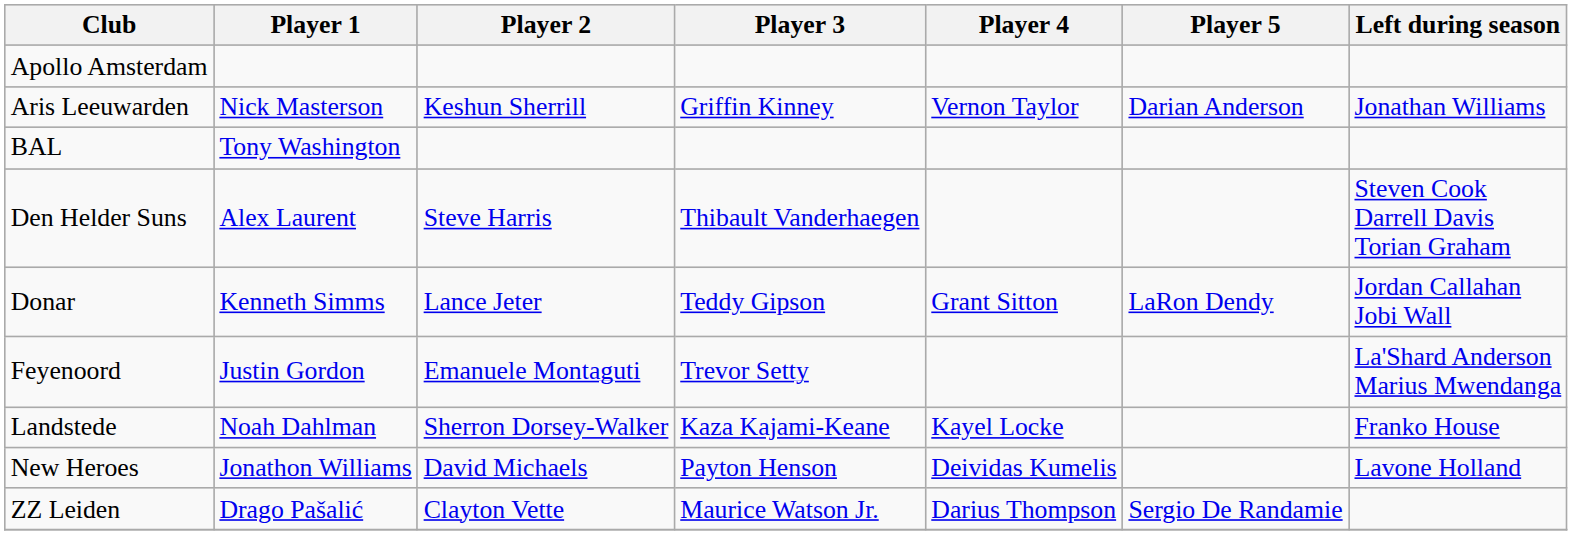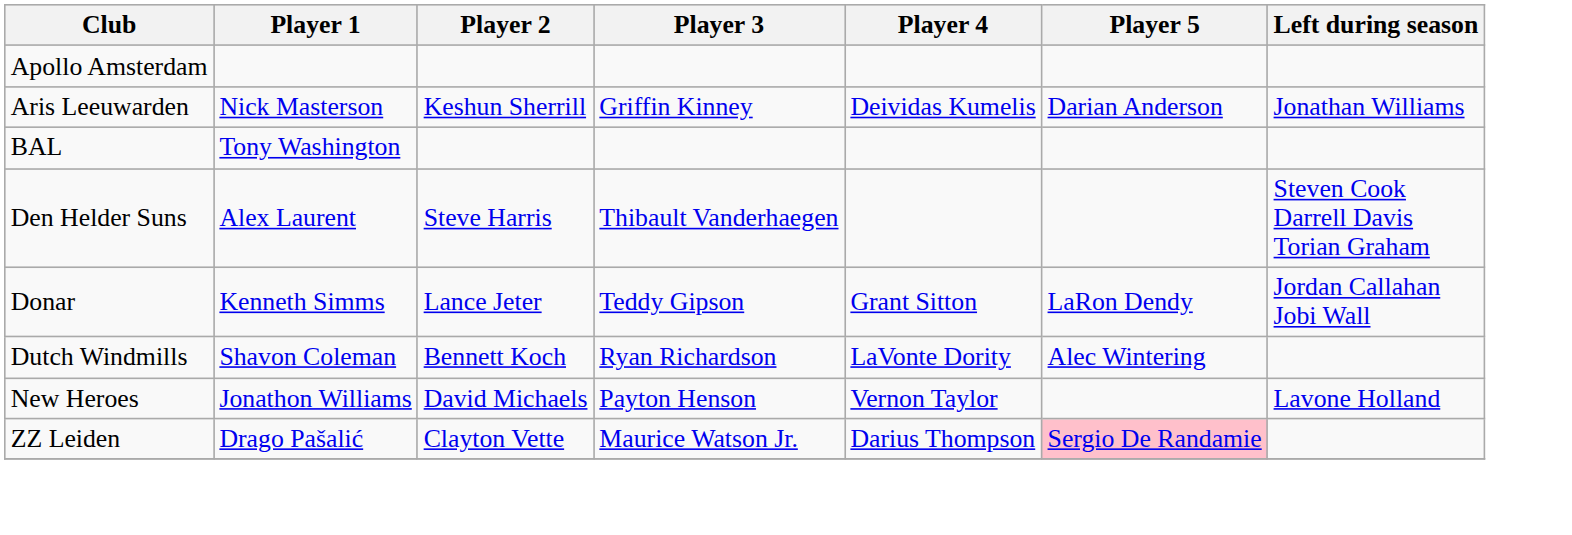(1005, 106) Vernon Taylor -> (943, 106) Deividas Kumelis
+ row: (99, 356)
- row: (66, 371)
- row: (64, 426)
(1024, 467) Deividas Kumelis -> (924, 397) Vernon Taylor
(1236, 508) no background -> (1155, 438) pink background
